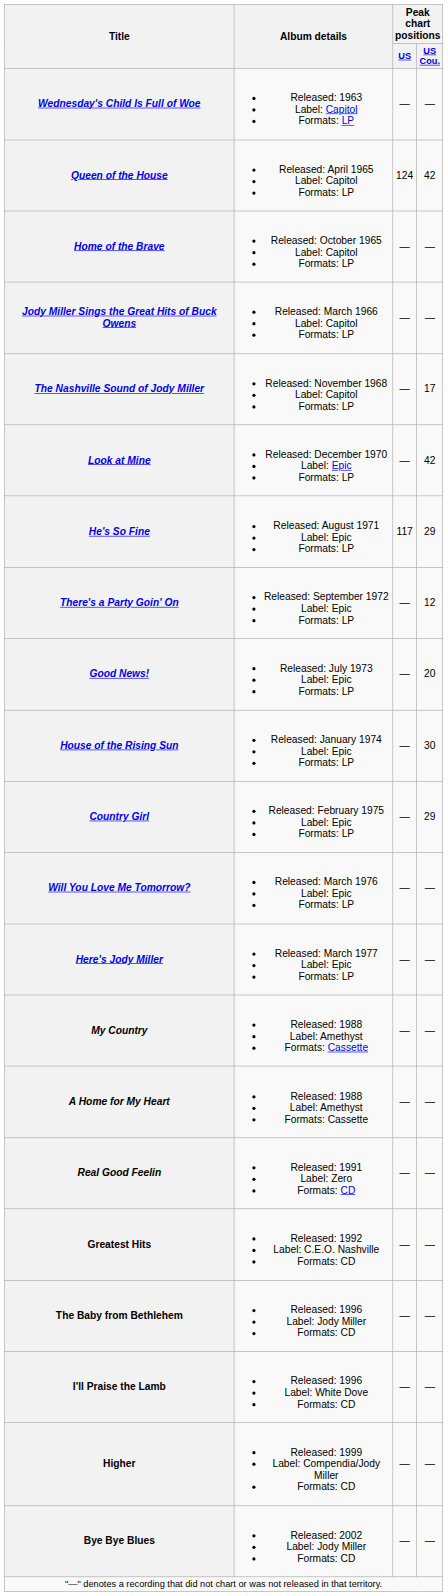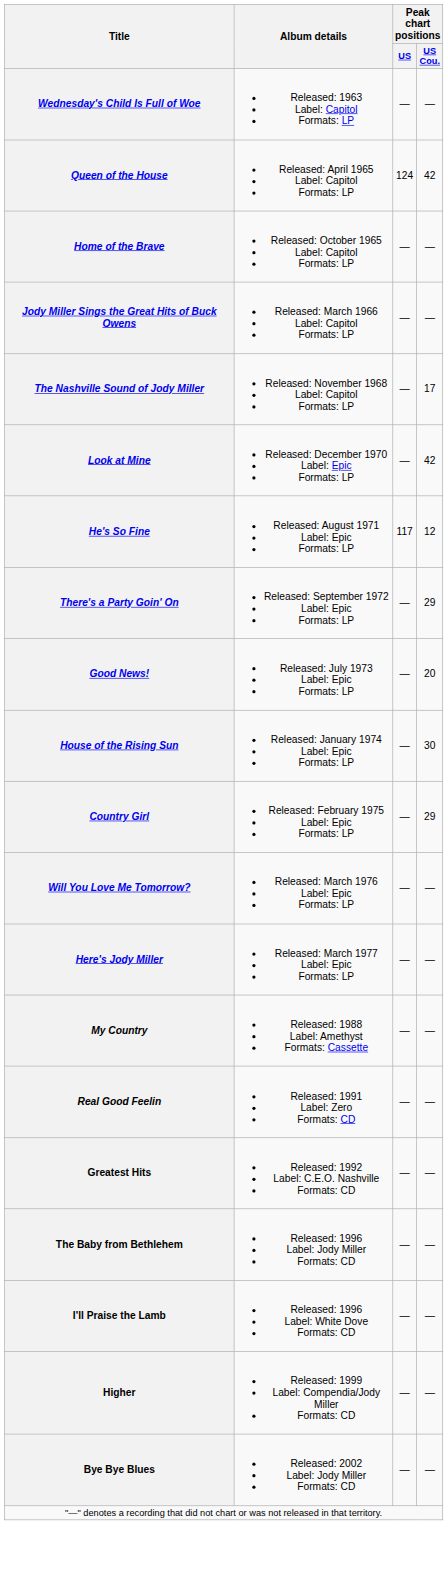(430, 531) 29 -> (430, 531) 12
(430, 603) 12 -> (430, 603) 29
- row: (119, 1102)
